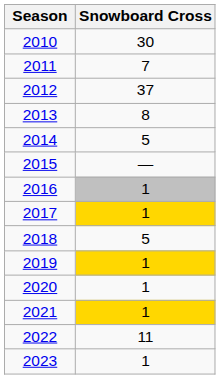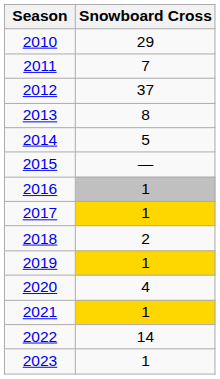(145, 41) 30 -> (145, 41) 29
(145, 238) 5 -> (145, 238) 2
(145, 287) 1 -> (145, 287) 4
(145, 336) 11 -> (145, 336) 14
